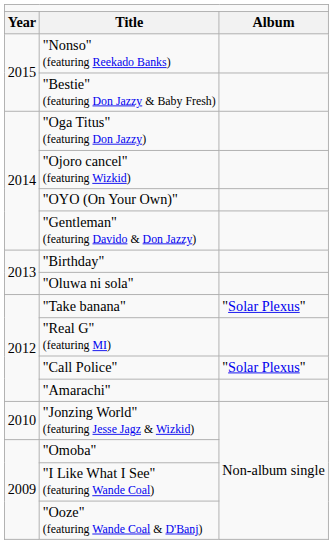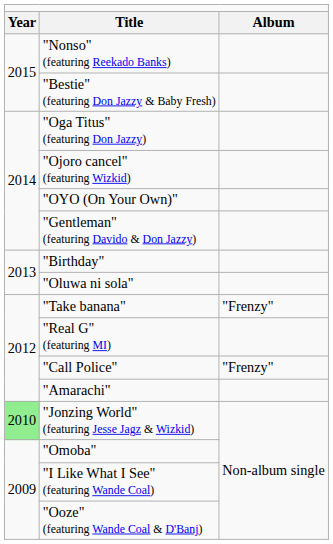(264, 306) "Solar Plexus" -> (248, 306) "Frenzy"
(264, 367) "Solar Plexus" -> (248, 367) "Frenzy"
(22, 420) no background -> (22, 420) lightgreen background
